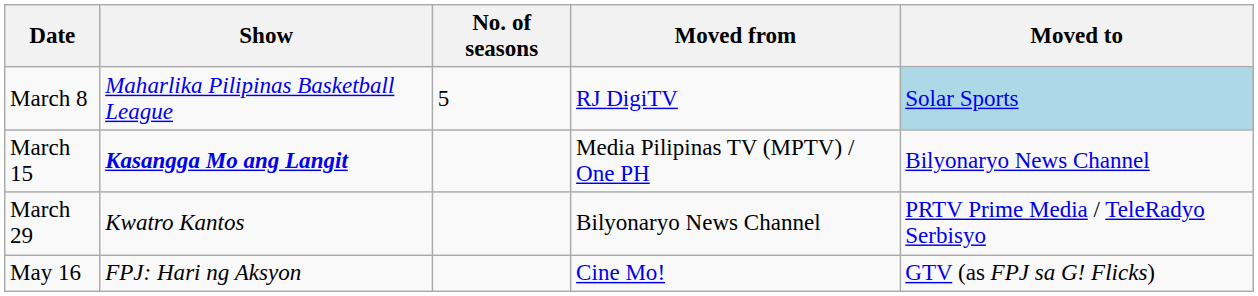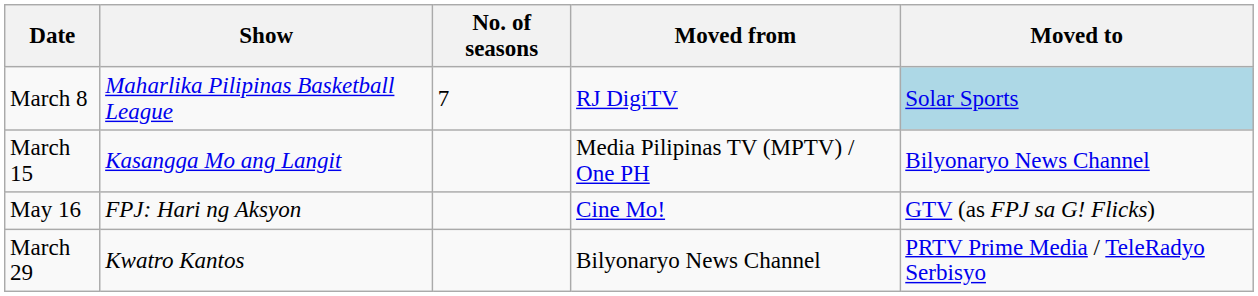(444, 98) 5 -> (444, 98) 7
(226, 160) bold -> (223, 160) normal
rows swapped: (40, 223) <-> (46, 272)
